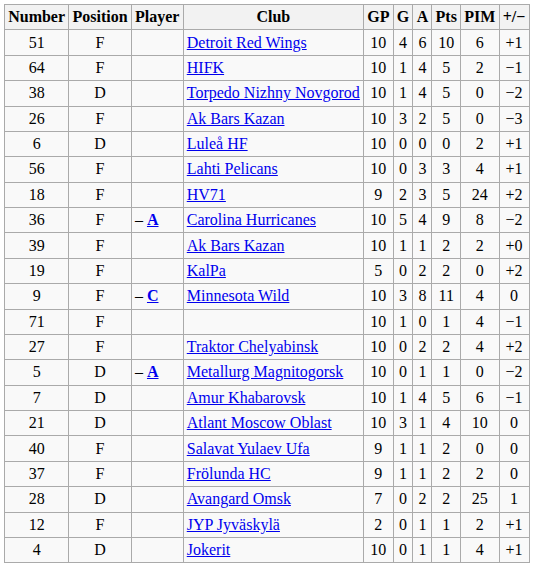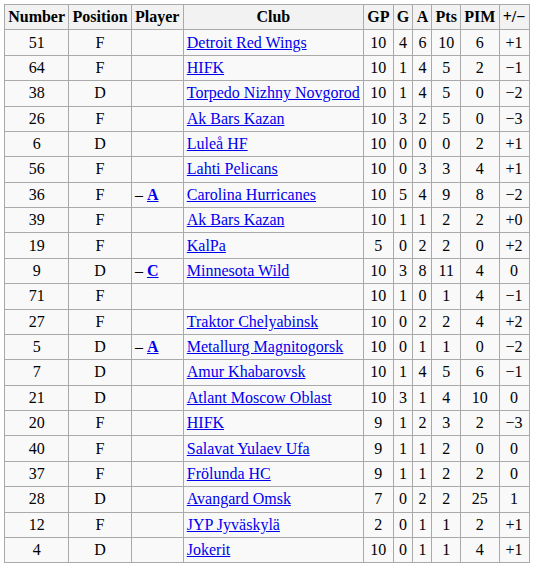- row: (37, 194)
(100, 296) F -> (100, 270) D
+ row: (37, 423)
